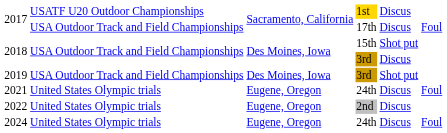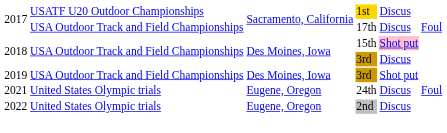(399, 43) no background -> (399, 43) pink background
- row: (16, 122)
